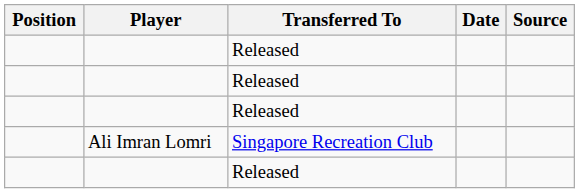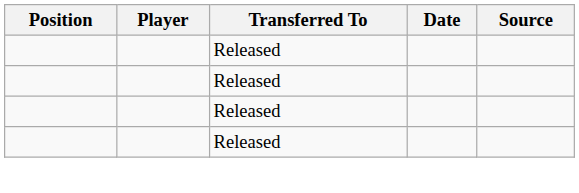- row: (150, 142)
